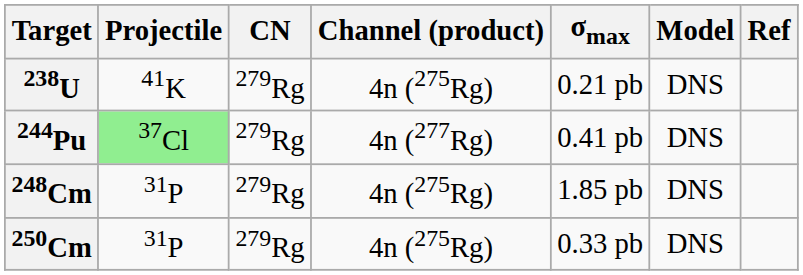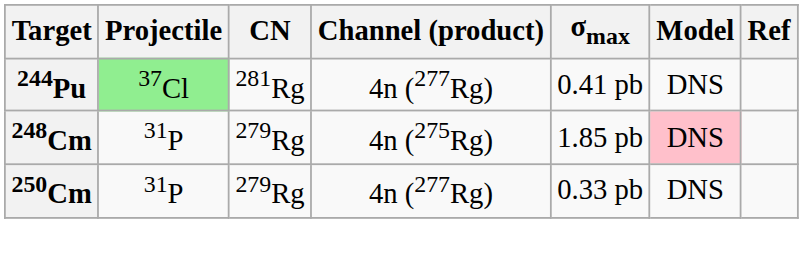- row: (52, 84)
(270, 137) 279Rg -> (270, 84) 281Rg
(695, 190) no background -> (695, 137) pink background
(431, 243) 4n (275Rg) -> (431, 190) 4n (277Rg)
